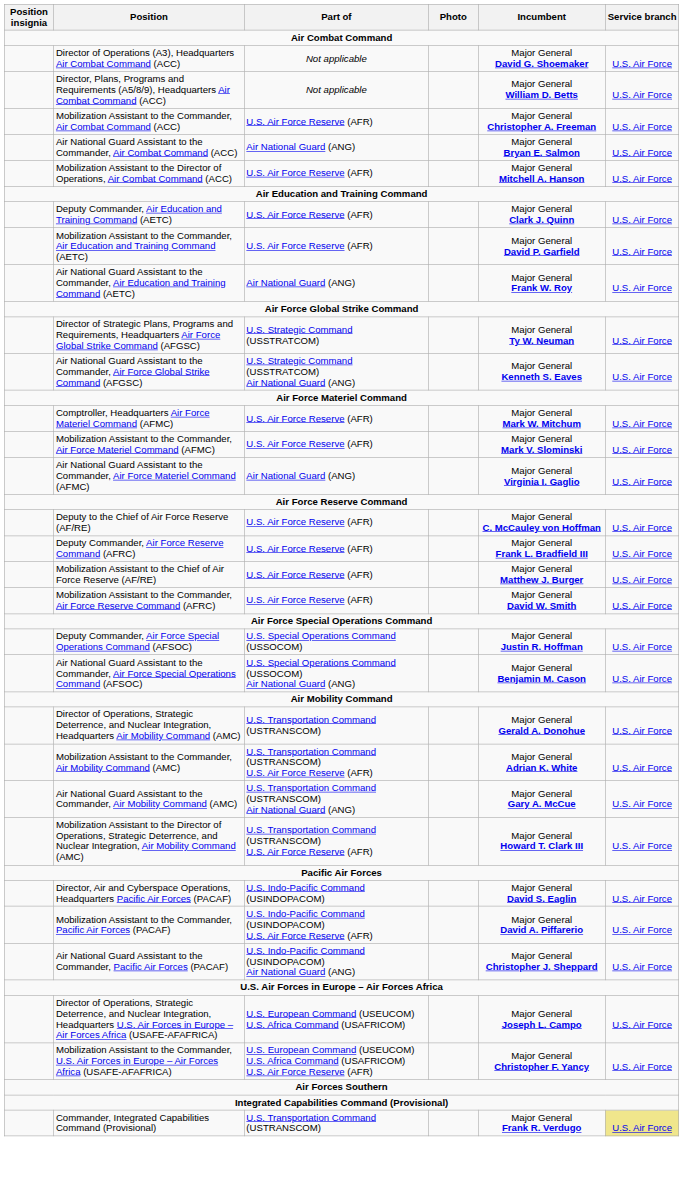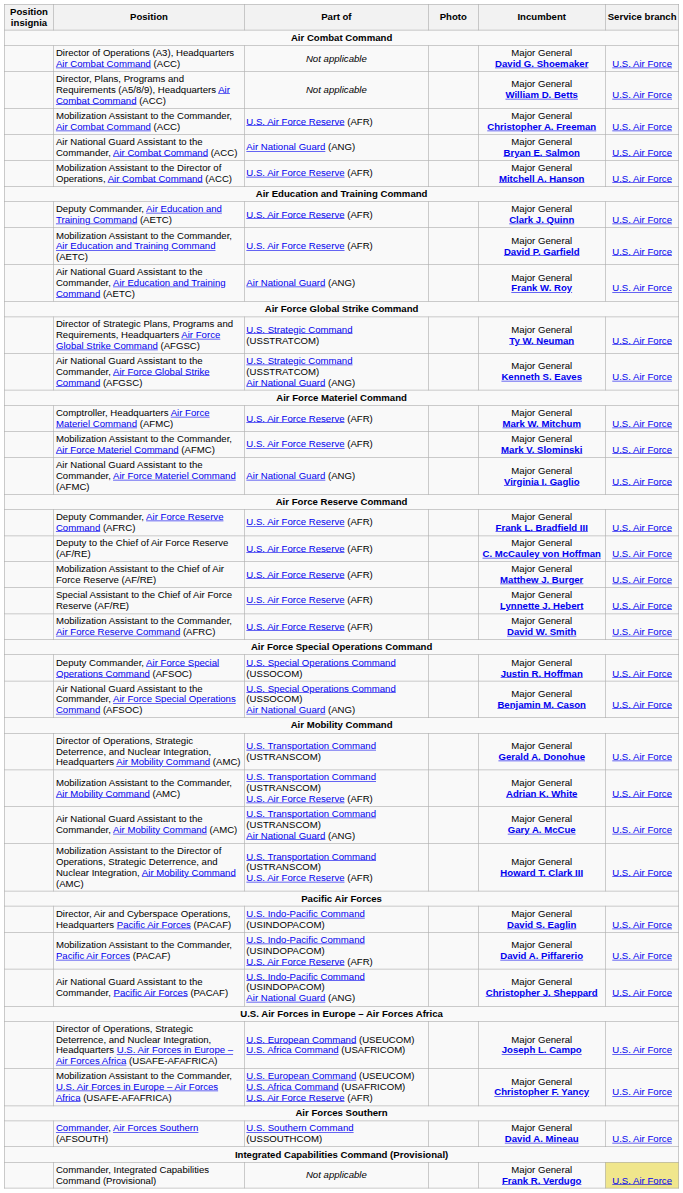rows swapped: (142, 522) <-> (140, 548)
+ row: (144, 600)
+ row: (127, 1134)
(311, 1123) U.S. Transportation Command (USTRANSCOM) -> (336, 1175) Not applicable
